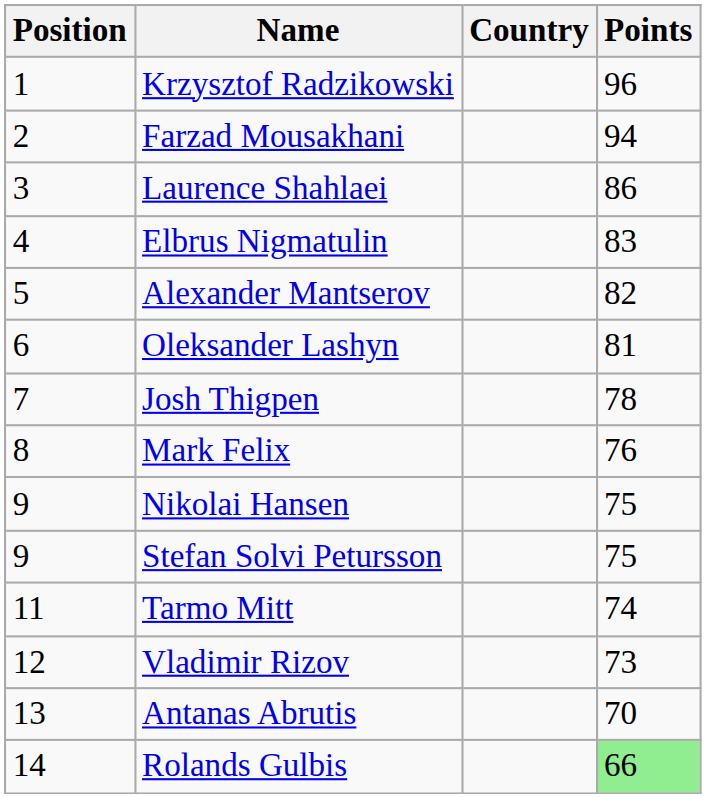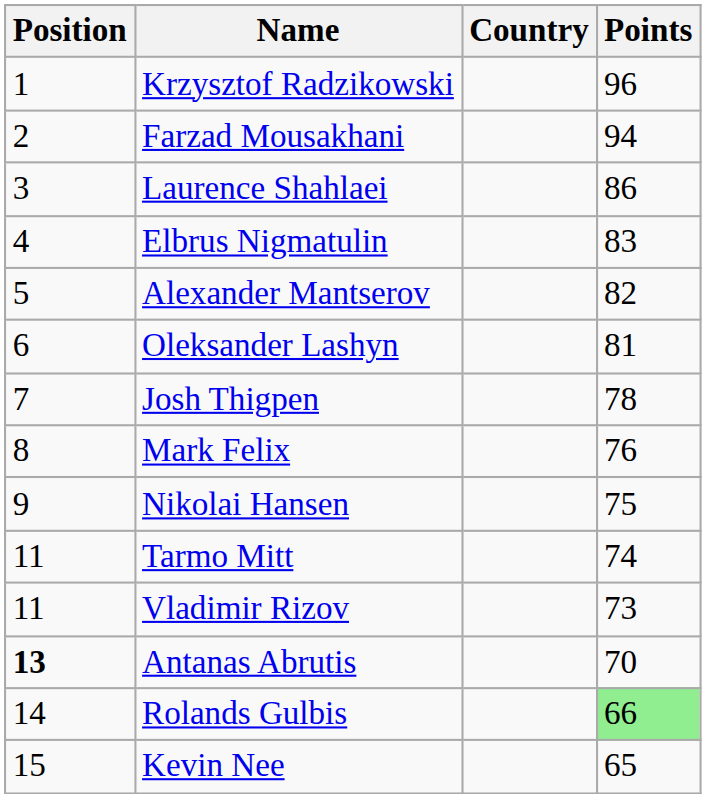- row: (292, 556)
(29, 661) 12 -> (29, 608) 11
(29, 713) normal -> (29, 661) bold
+ row: (213, 766)
